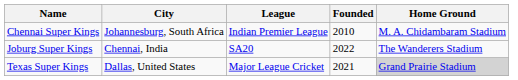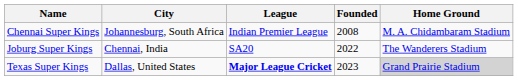(344, 31) 2010 -> (348, 31) 2008
(276, 67) normal -> (280, 67) bold
(344, 67) 2021 -> (348, 67) 2023
